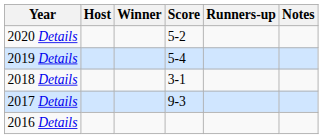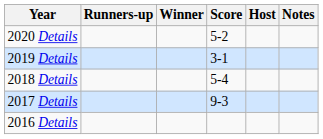columns swapped: (97, 15) <-> (241, 15)
(177, 58) 5-4 -> (219, 58) 3-1
(177, 79) 3-1 -> (219, 79) 5-4
